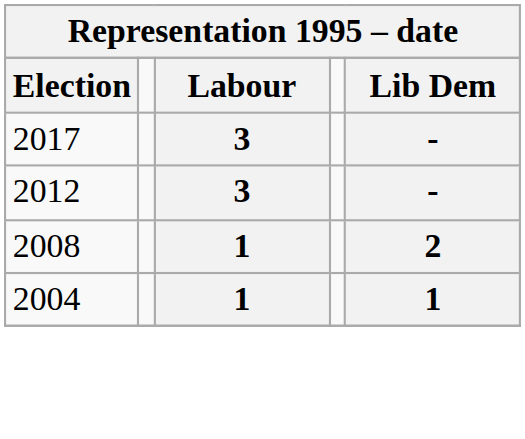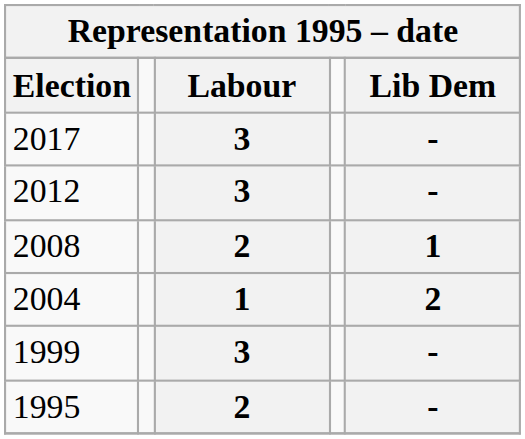(242, 245) 1 -> (242, 245) 2
(433, 245) 2 -> (433, 245) 1
(433, 298) 1 -> (433, 298) 2
+ row: (47, 352)
+ row: (47, 406)
